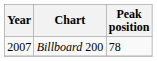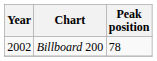(19, 46) 2007 -> (19, 46) 2002
